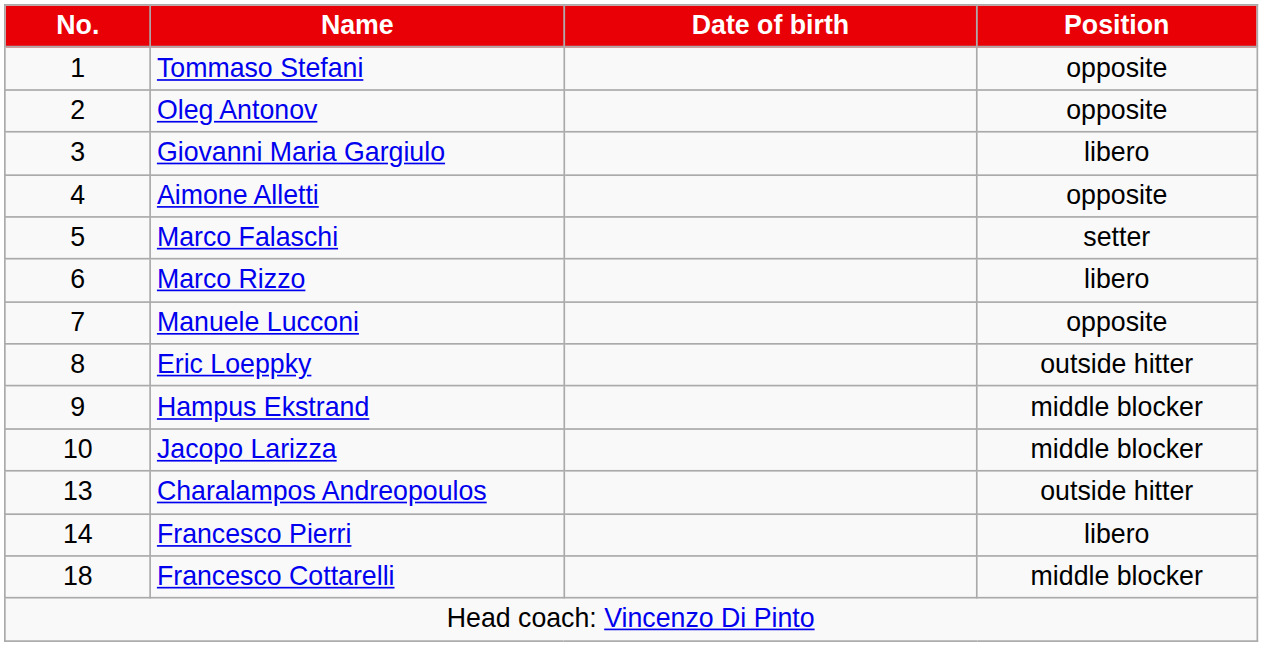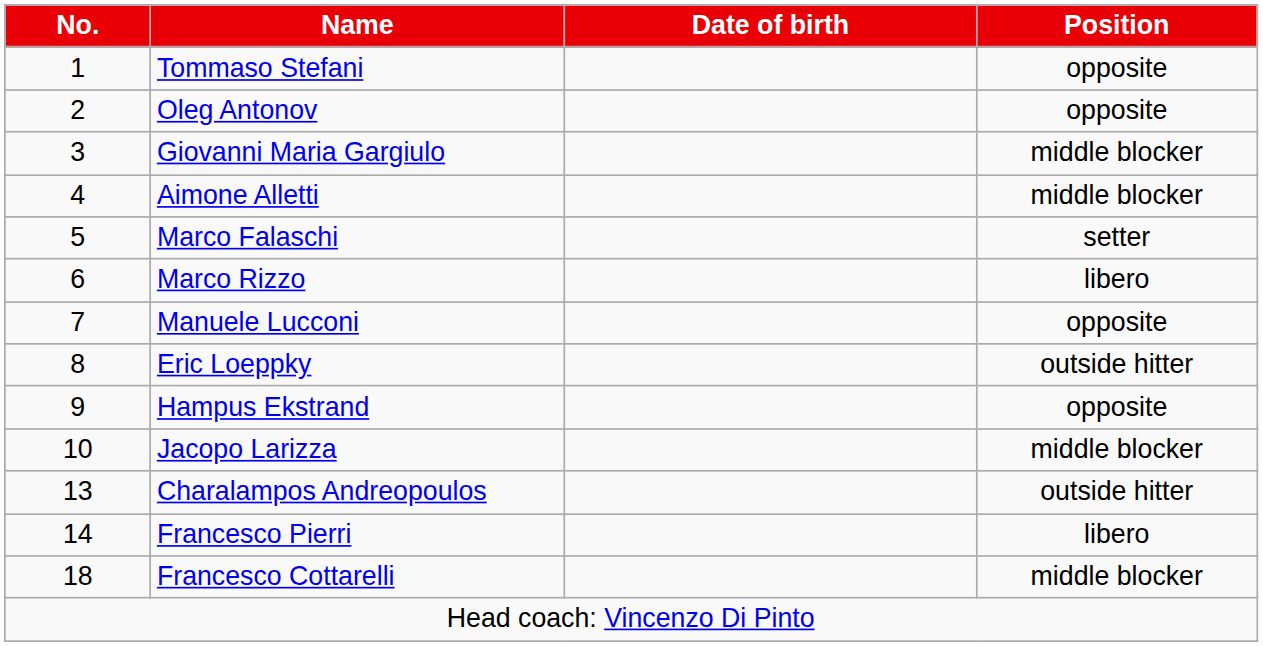(1117, 152) libero -> (1117, 152) middle blocker
(1117, 195) opposite -> (1117, 195) middle blocker
(1117, 407) middle blocker -> (1117, 407) opposite
